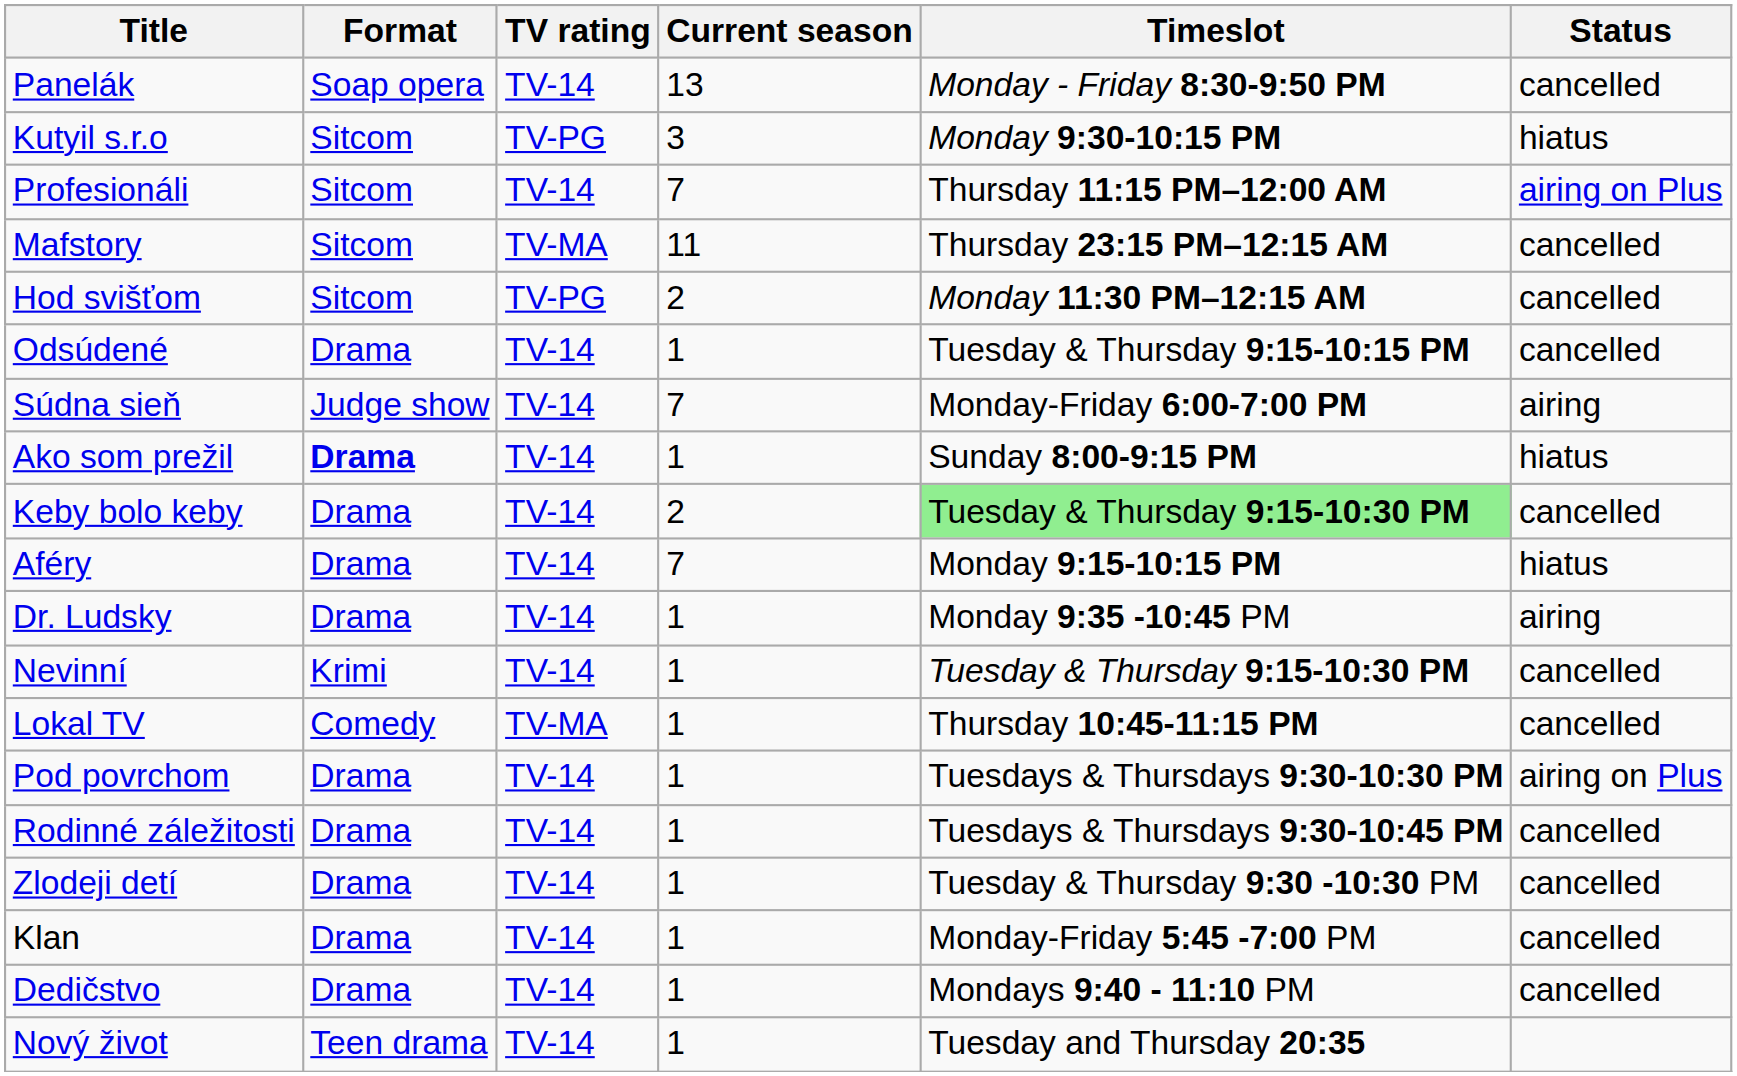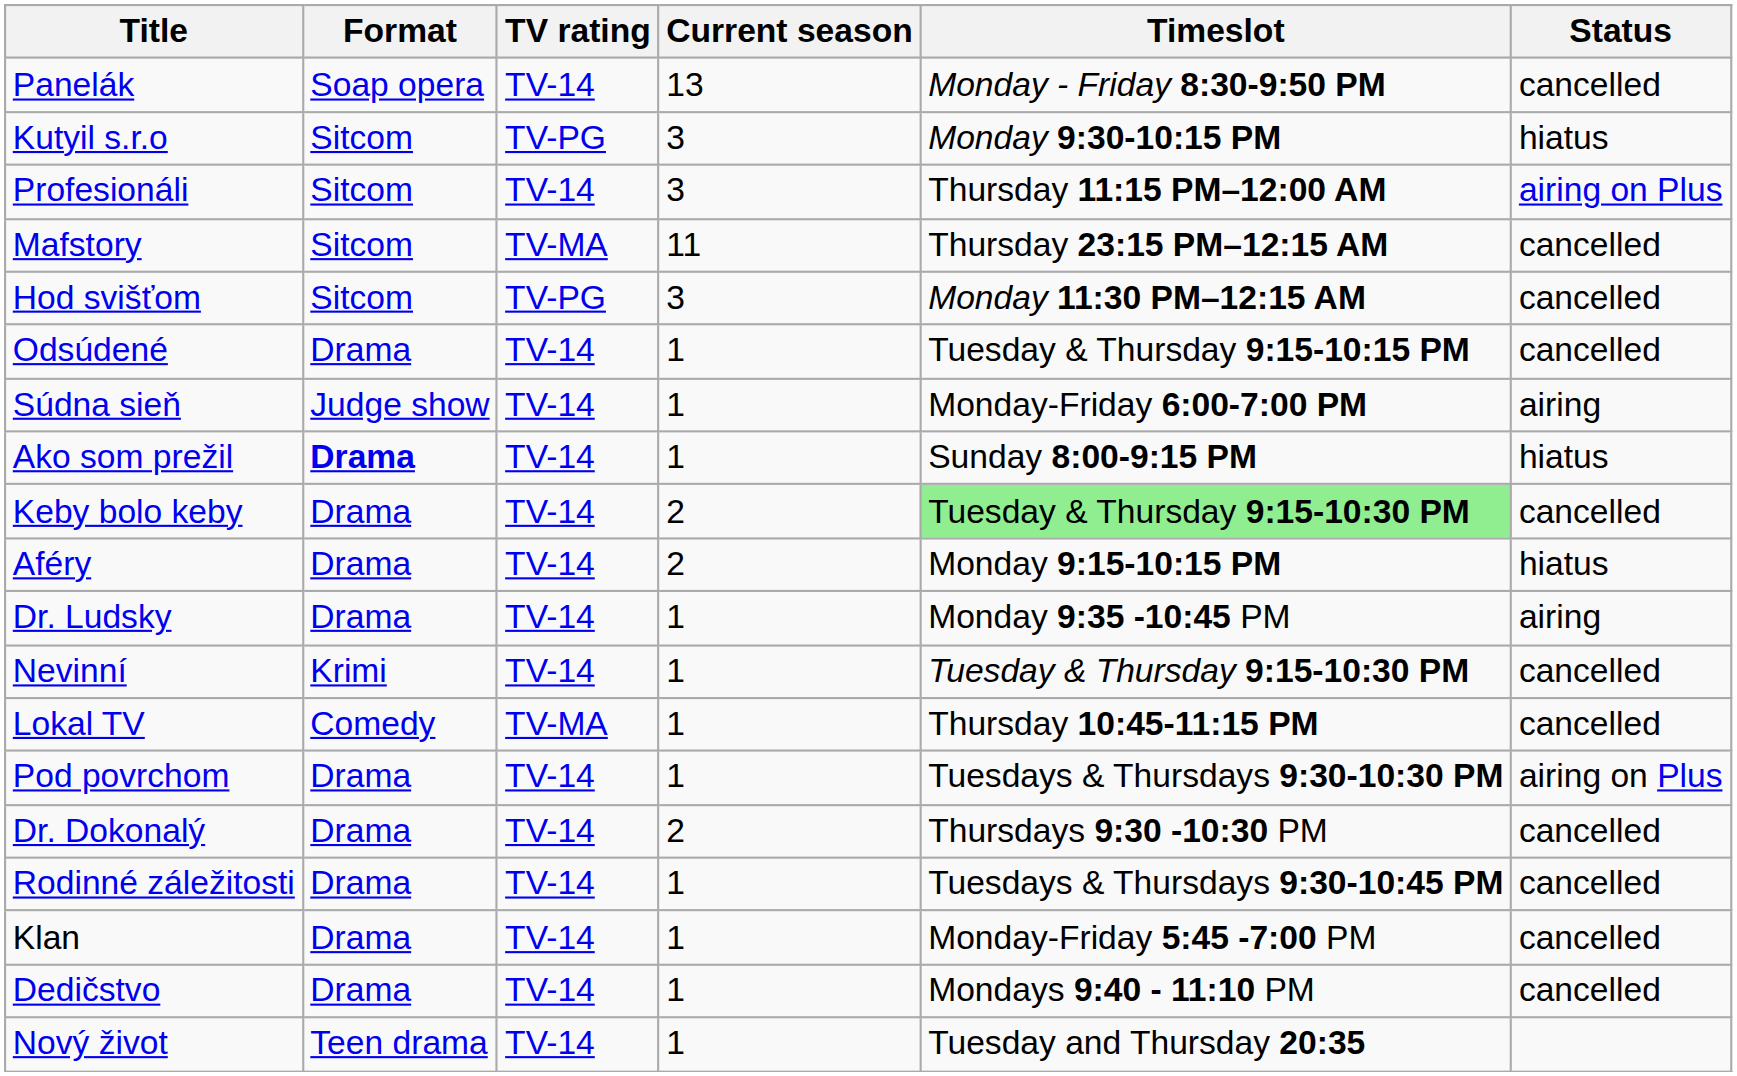(676, 191) 7 -> (676, 191) 3
(676, 297) 2 -> (676, 297) 3
(676, 404) 7 -> (676, 404) 1
(676, 564) 7 -> (676, 564) 2
+ row: (109, 830)
- row: (95, 883)
